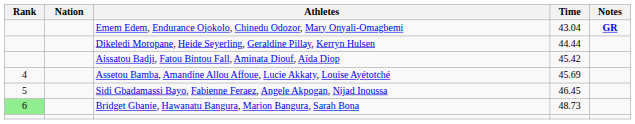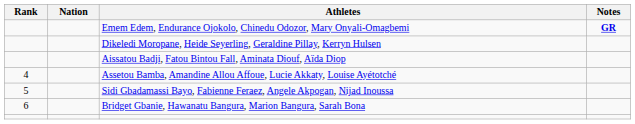- column: (570, 12)
(25, 106) lightgreen background -> (26, 106) no background
